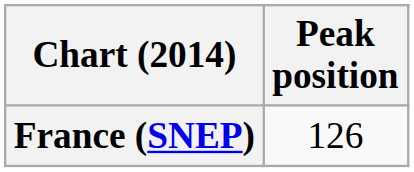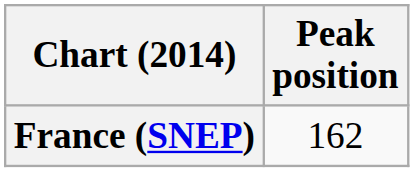(335, 135) 126 -> (335, 135) 162
